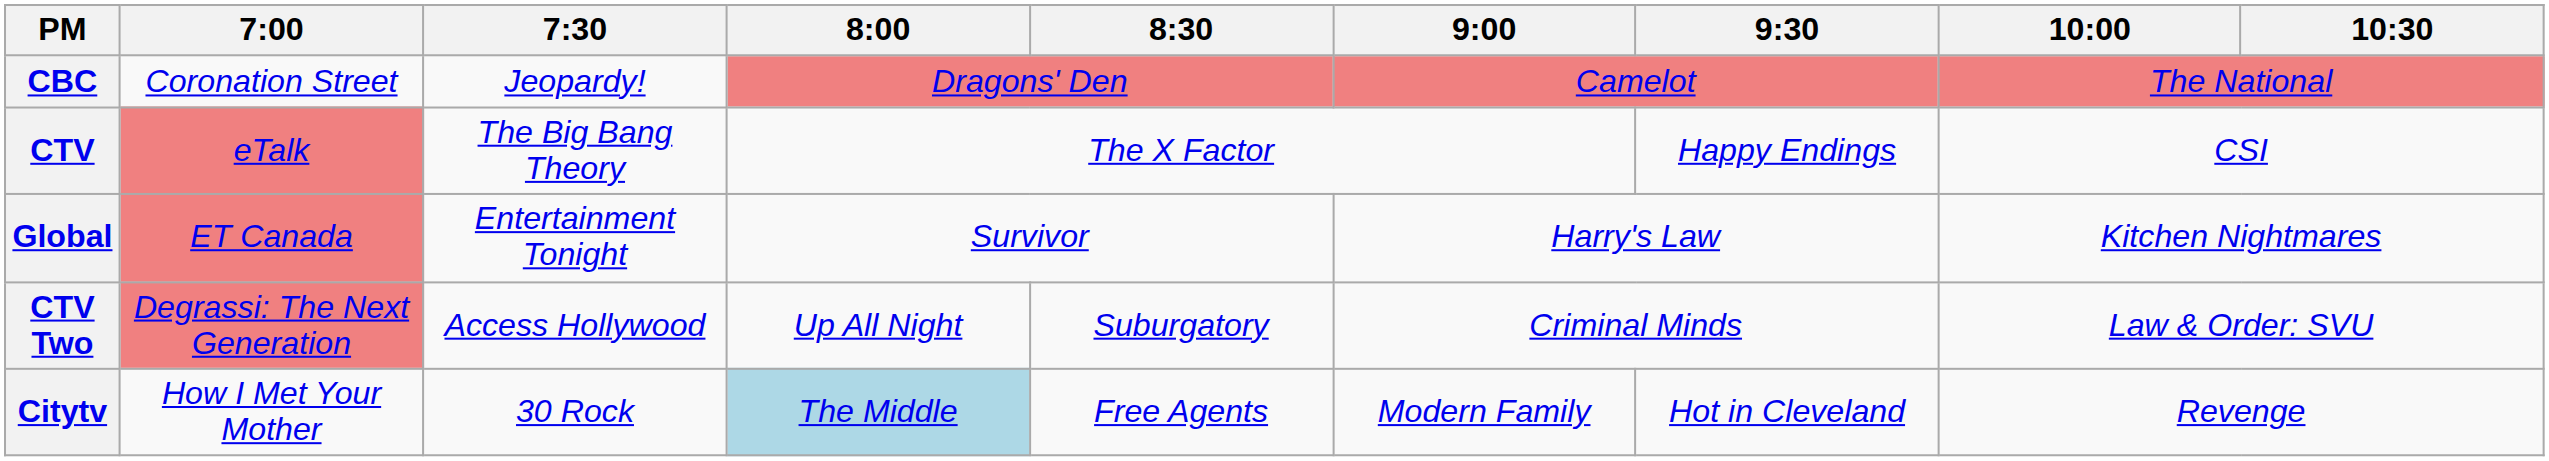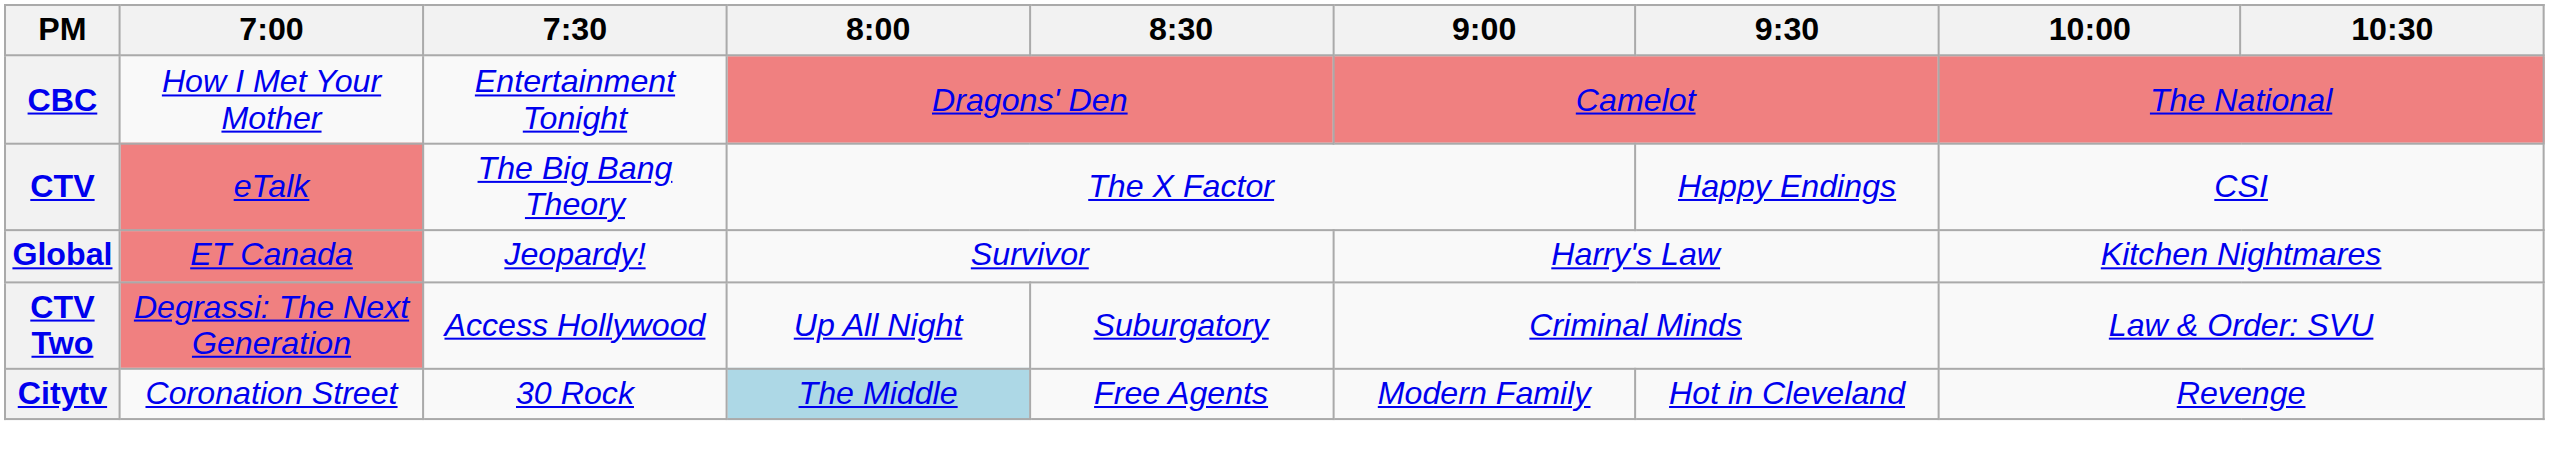(272, 81) Coronation Street -> (272, 99) How I Met Your Mother
(575, 81) Jeopardy! -> (575, 99) Entertainment Tonight
(575, 237) Entertainment Tonight -> (575, 255) Jeopardy!
(272, 411) How I Met Your Mother -> (272, 393) Coronation Street
